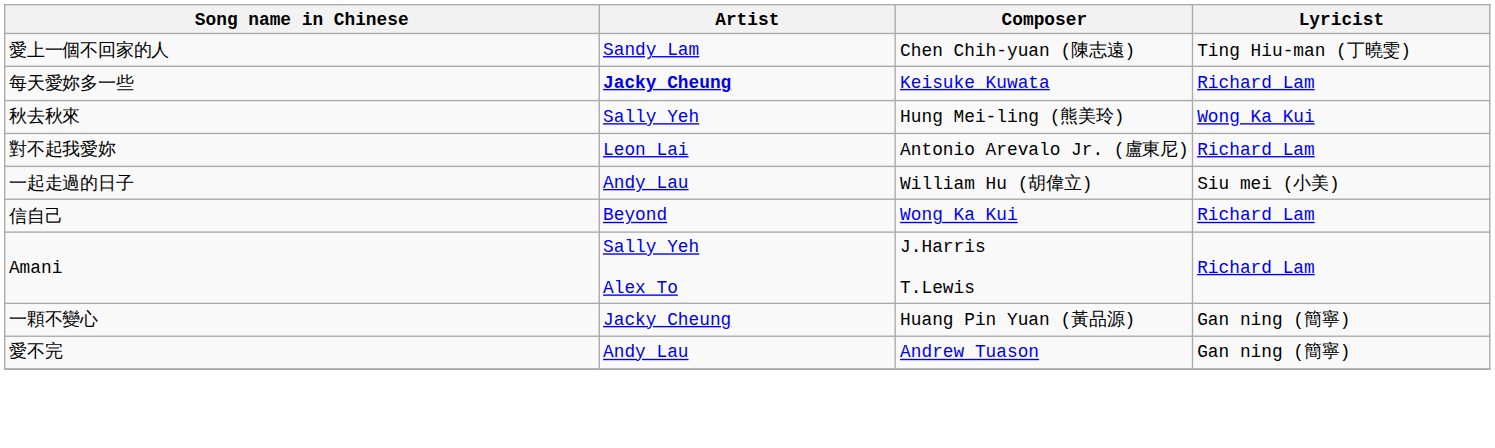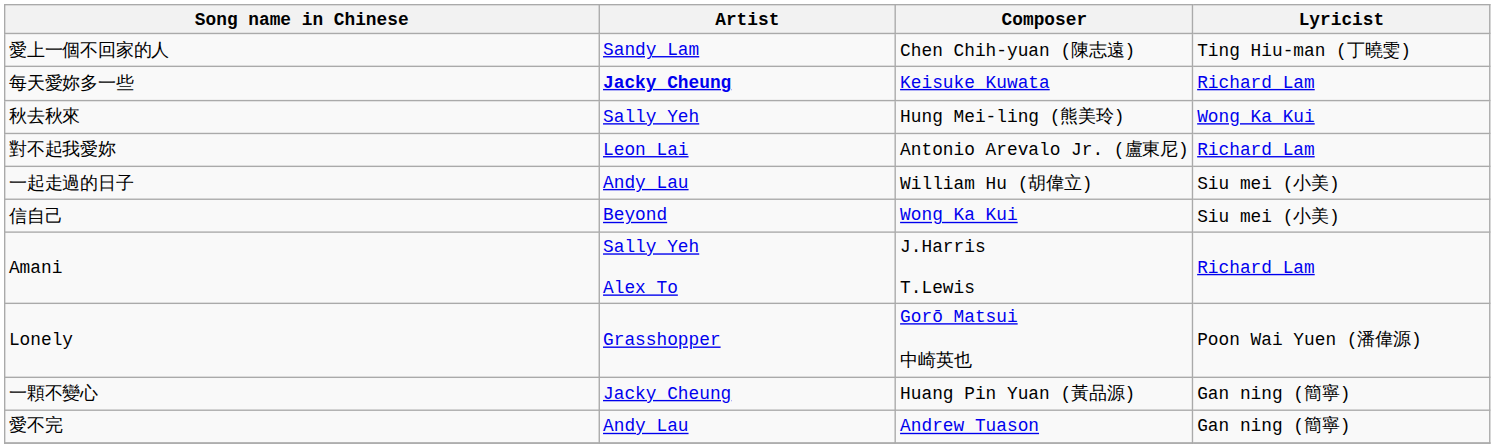(1256, 216) Richard Lam -> (1268, 217) Siu mei (小美)
+ row: (41, 340)
